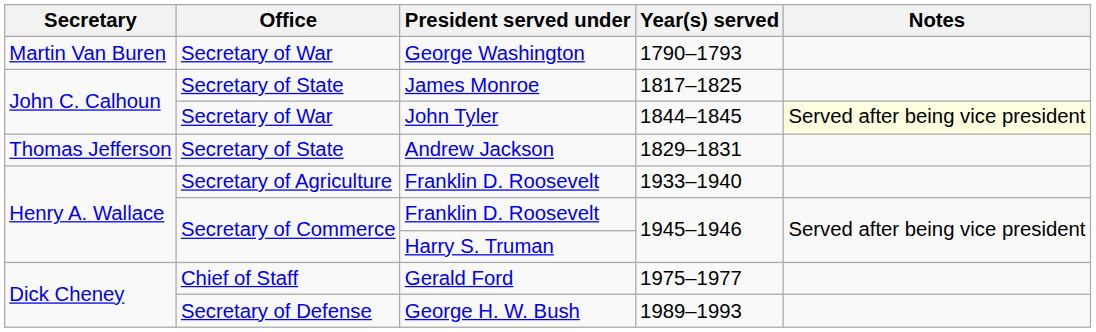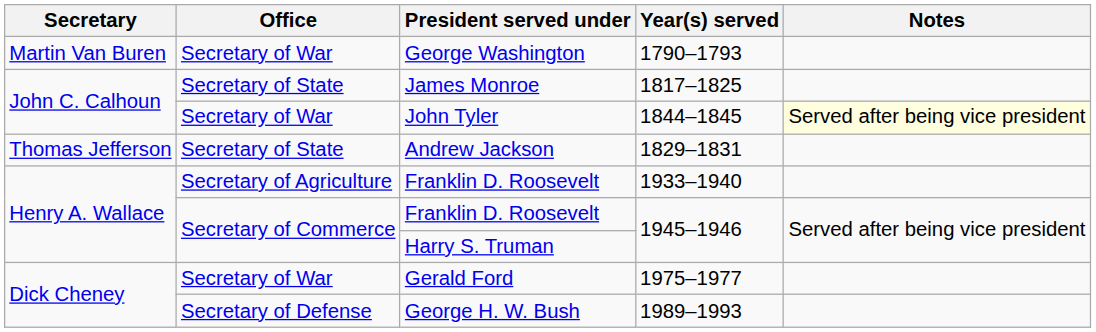(239, 278) Chief of Staff -> (257, 278) Secretary of War
